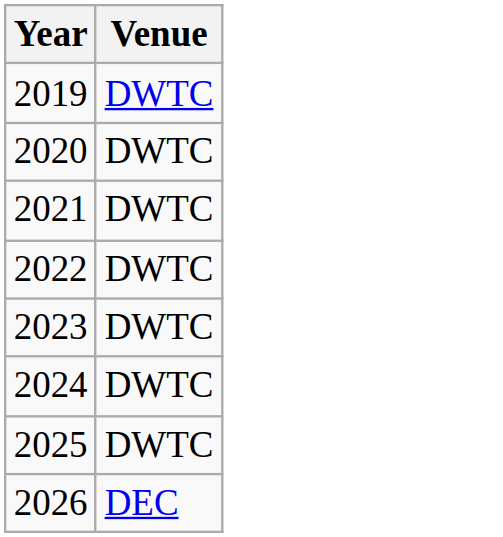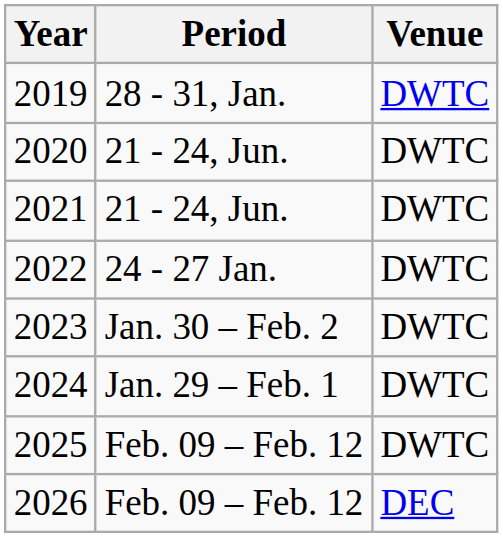+ column: (234, 33)
